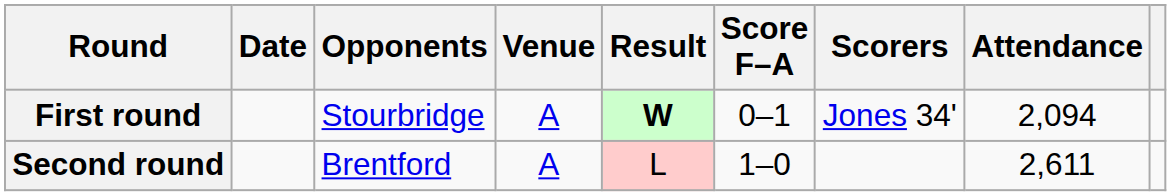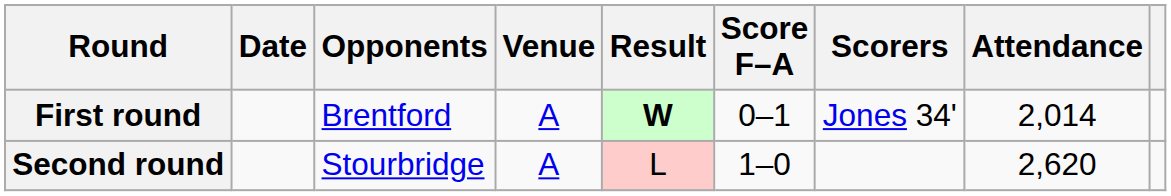(403, 114) Stourbridge -> (386, 114) Brentford
(1057, 114) 2,094 -> (1057, 114) 2,014
(386, 164) Brentford -> (403, 164) Stourbridge
(1057, 164) 2,611 -> (1057, 164) 2,620
